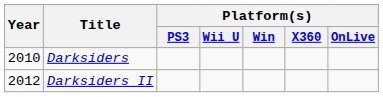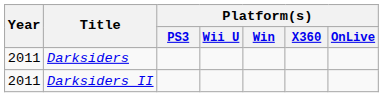(24, 59) 2010 -> (24, 59) 2011
(24, 81) 2012 -> (24, 81) 2011
